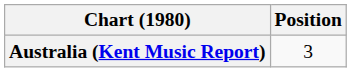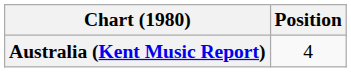(308, 50) 3 -> (308, 50) 4
